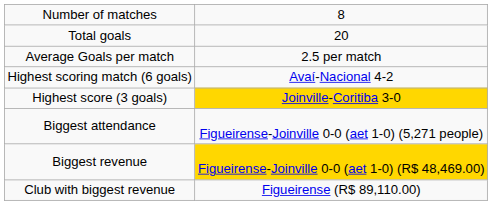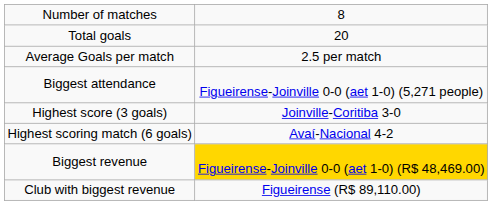rows swapped: (100, 77) <-> (100, 126)
(341, 98) gold background -> (341, 112) no background
